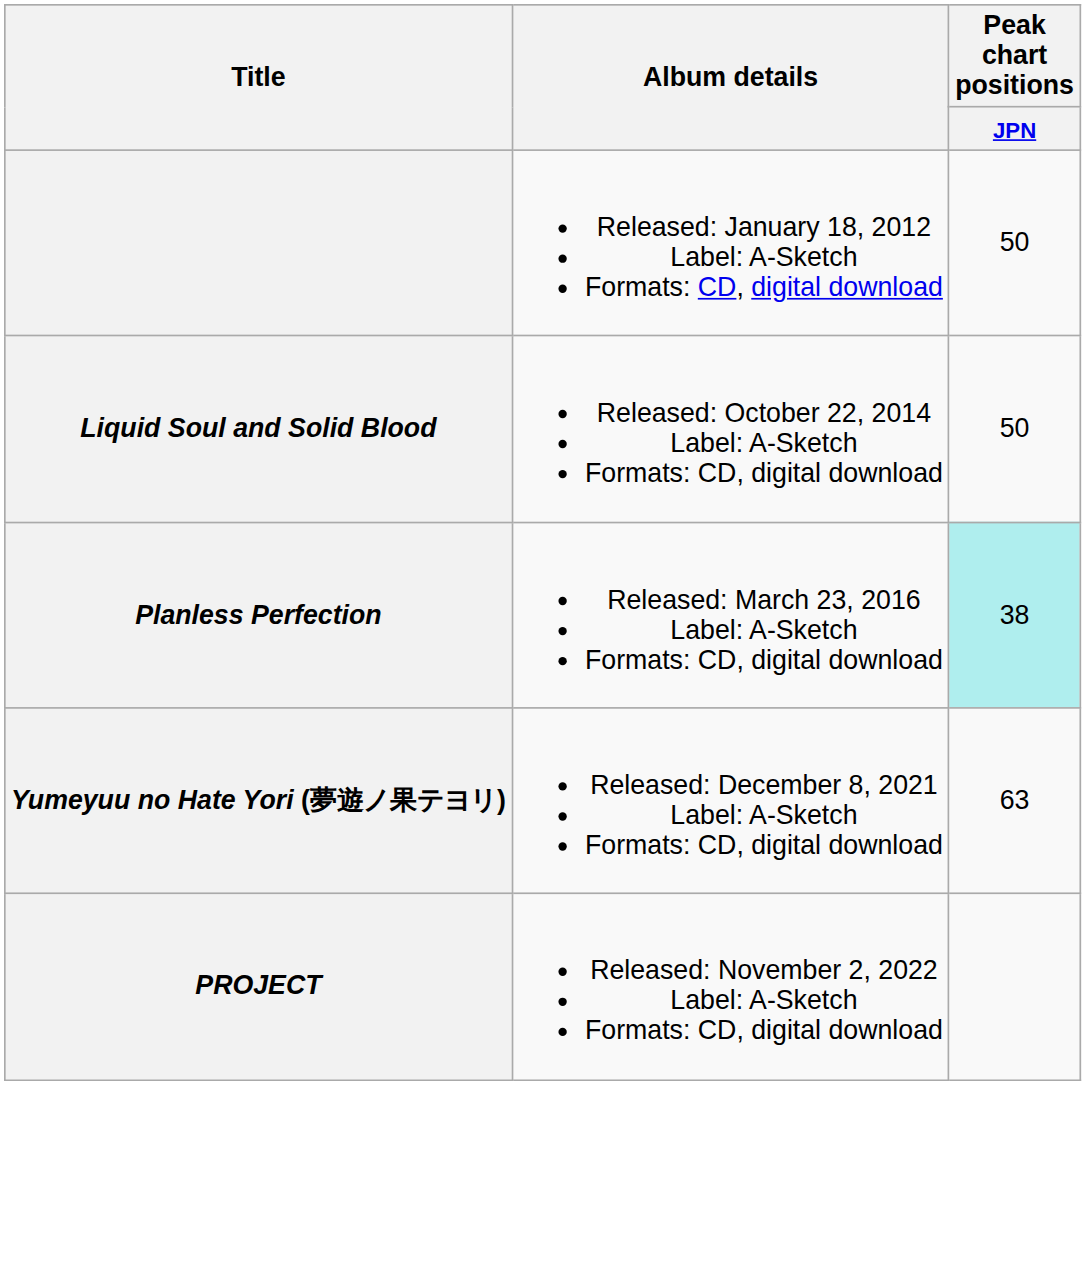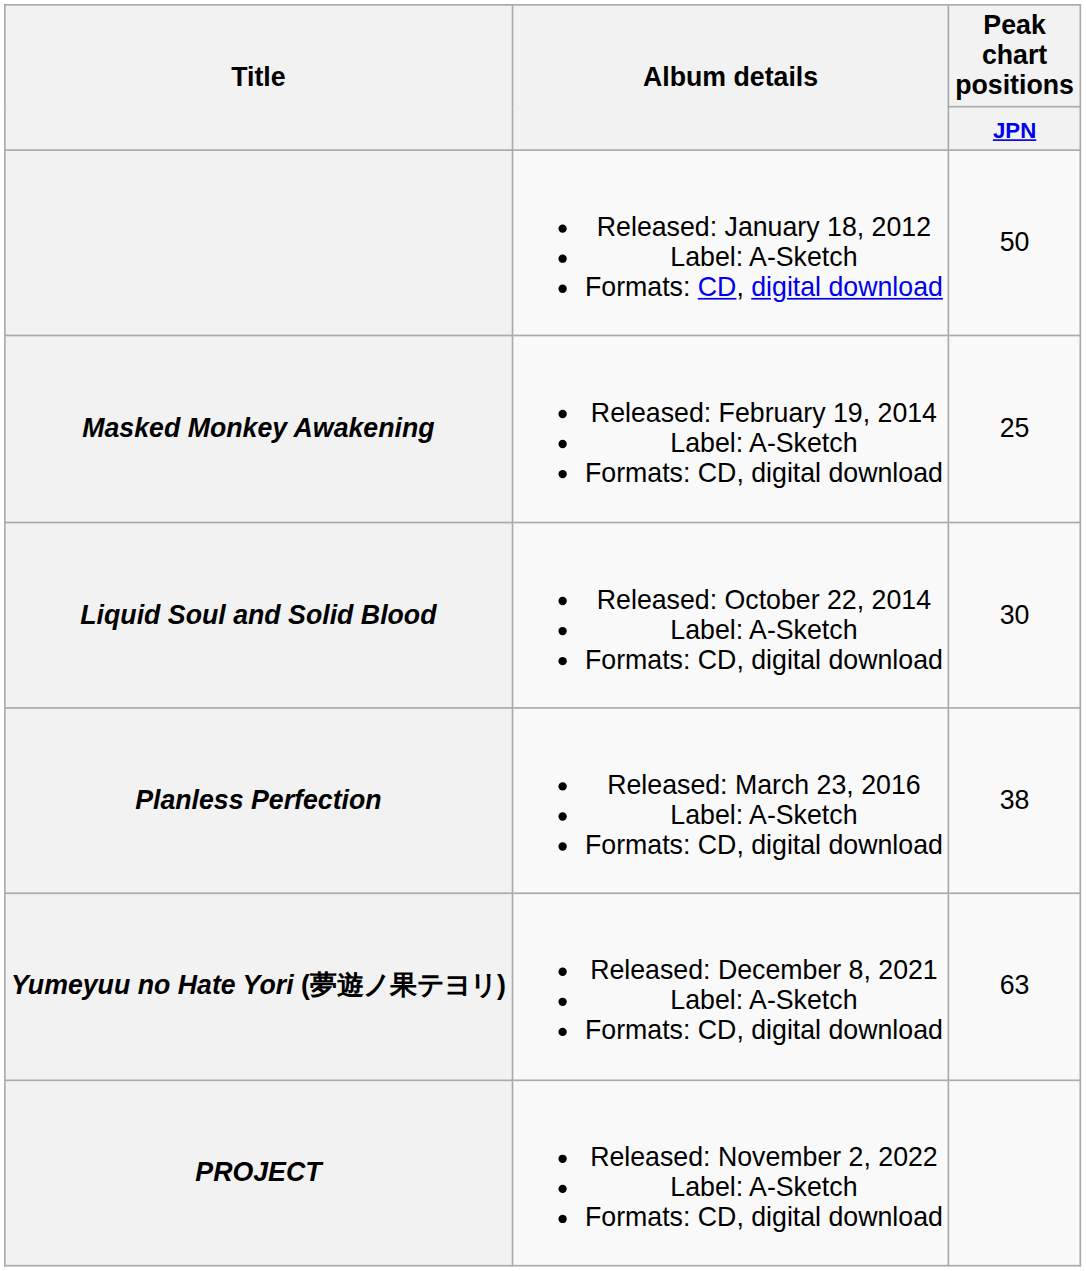+ row: (258, 428)
(1015, 428) 50 -> (1015, 614) 30
(1015, 614) paleturquoise background -> (1015, 800) no background
